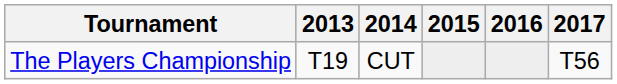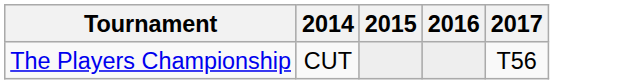- column: (328, 23)
